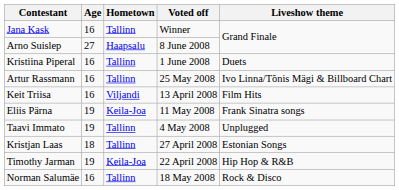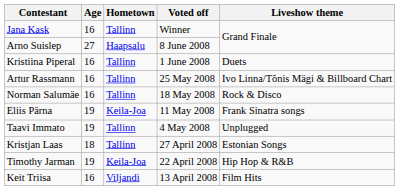rows swapped: (43, 177) <-> (29, 95)
